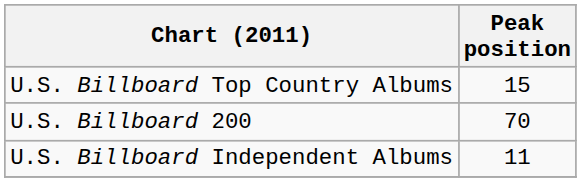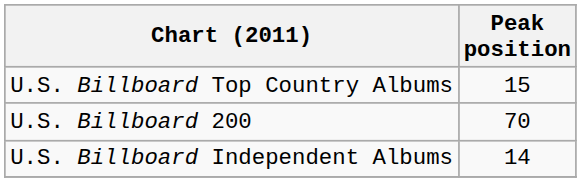(517, 158) 11 -> (517, 158) 14
